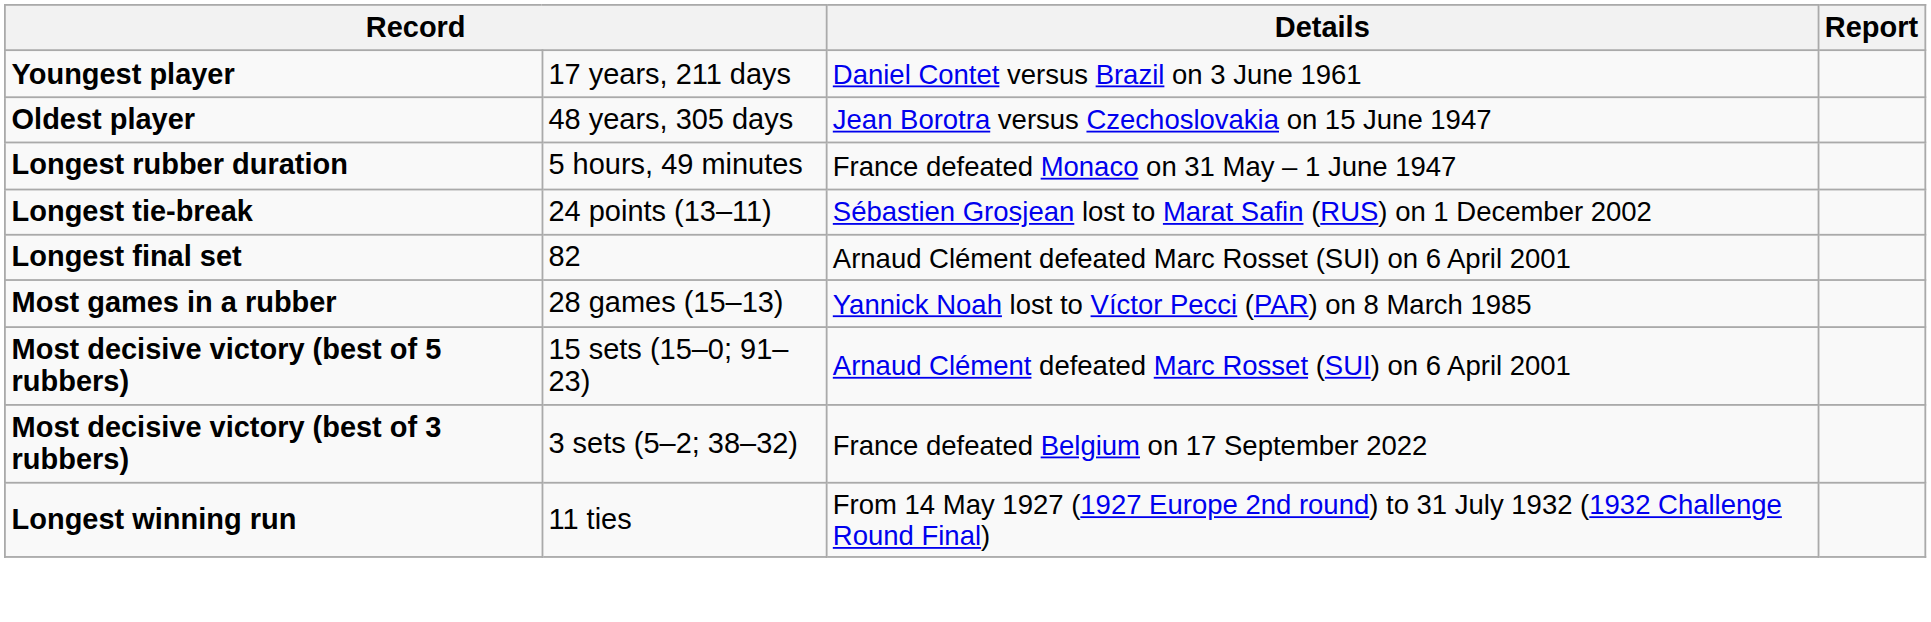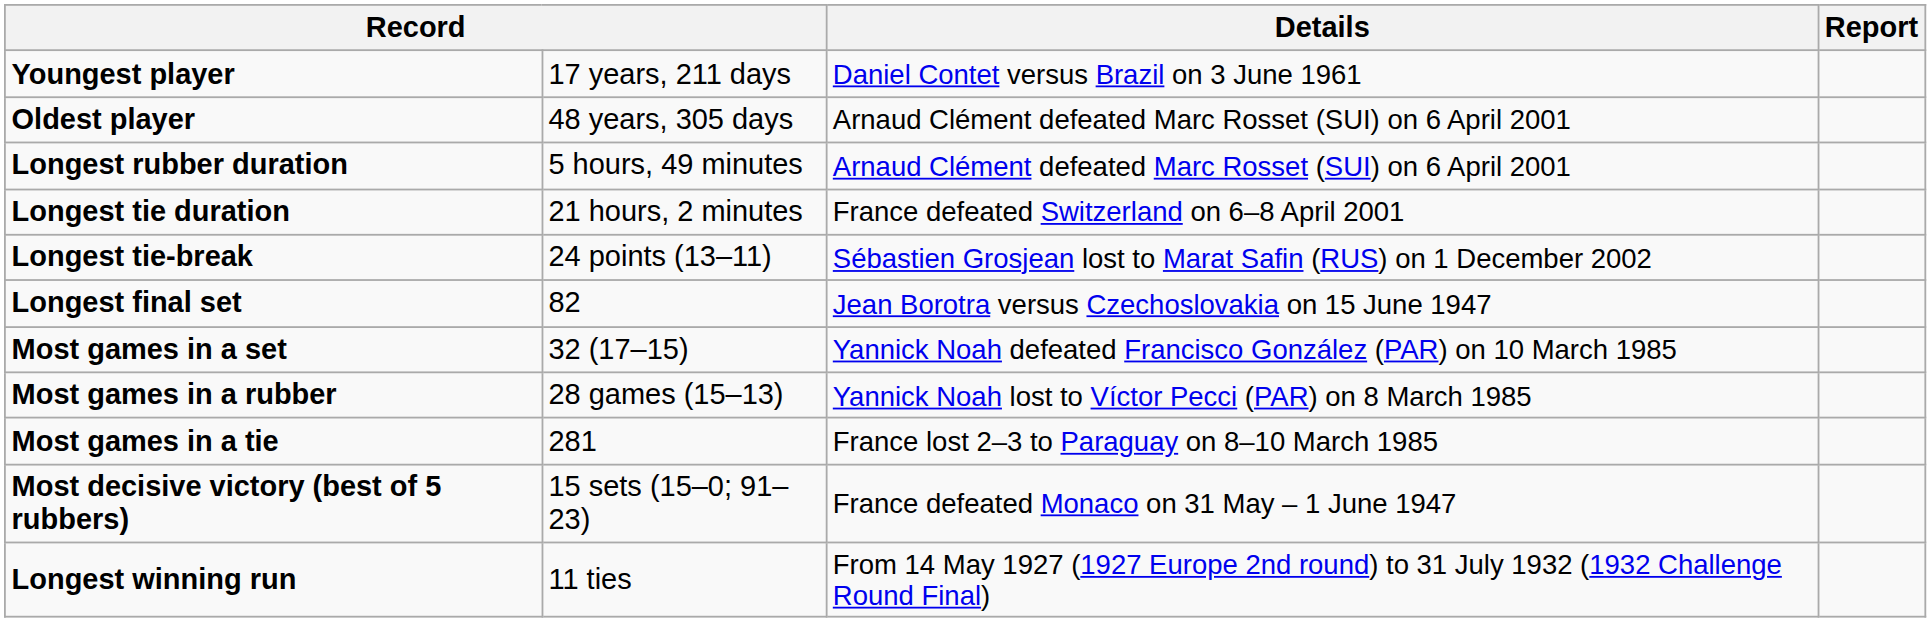(1162, 120) Jean Borotra versus Czechoslovakia on 15 June 1947 -> (1202, 120) Arnaud Clément defeated Marc Rosset (SUI) on 6 April 2001
(1145, 166) France defeated Monaco on 31 May – 1 June 1947 -> (1202, 166) Arnaud Clément defeated Marc Rosset (SUI) on 6 April 2001
+ row: (151, 211)
(1202, 258) Arnaud Clément defeated Marc Rosset (SUI) on 6 April 2001 -> (1162, 303) Jean Borotra versus Czechoslovakia on 15 June 1947
+ row: (149, 348)
+ row: (145, 440)
(1202, 366) Arnaud Clément defeated Marc Rosset (SUI) on 6 April 2001 -> (1145, 503) France defeated Monaco on 31 May – 1 June 1947
- row: (226, 443)
